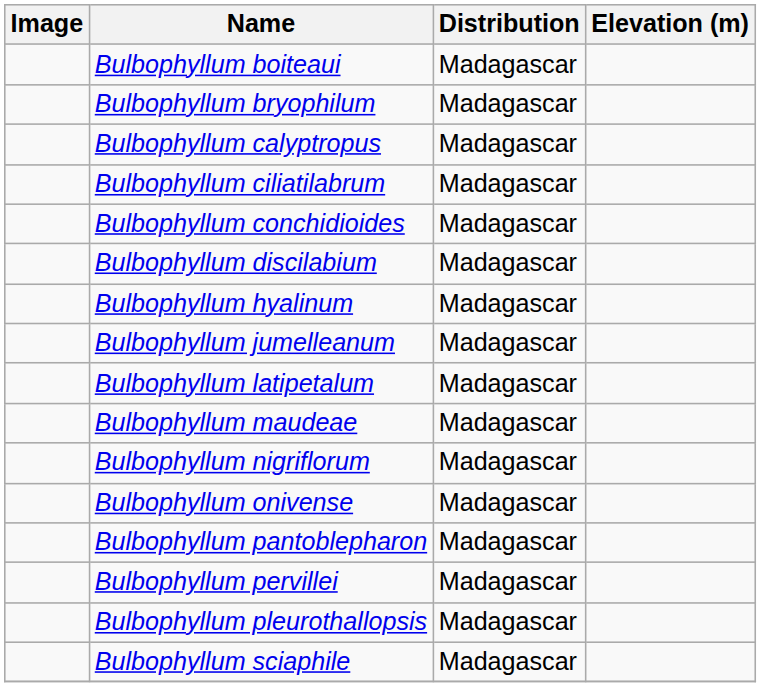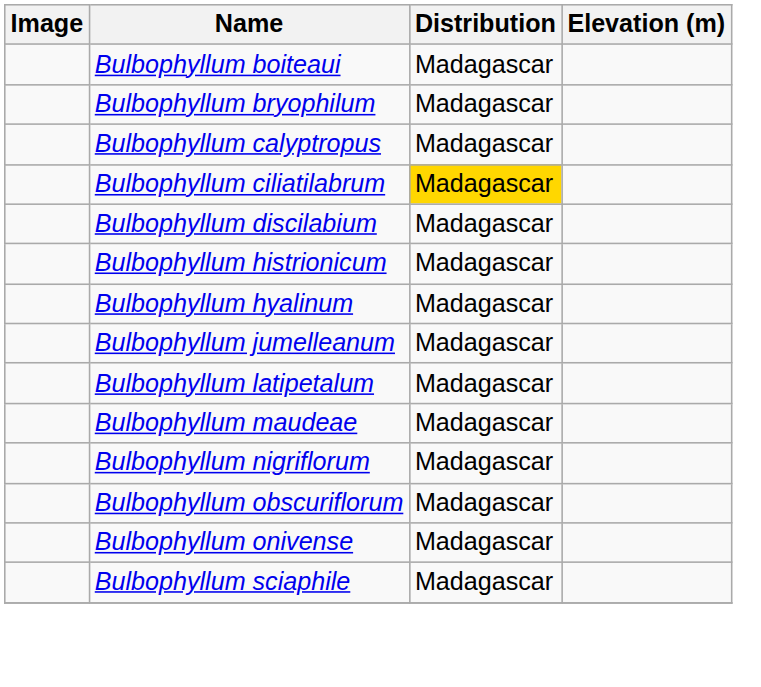(508, 183) no background -> (484, 183) gold background
- row: (250, 223)
+ row: (241, 263)
+ row: (249, 502)
- row: (261, 542)
- row: (216, 582)
- row: (261, 622)
